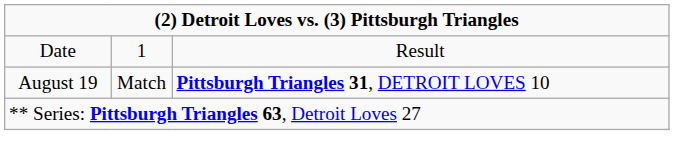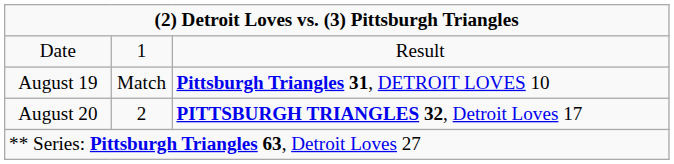+ row: (58, 112)
